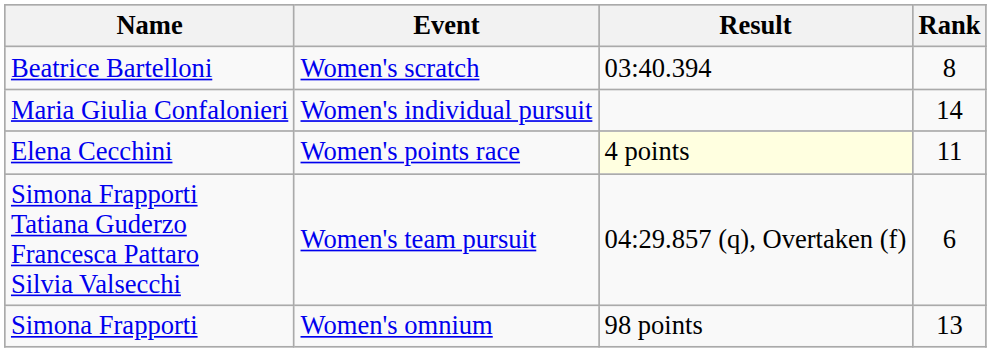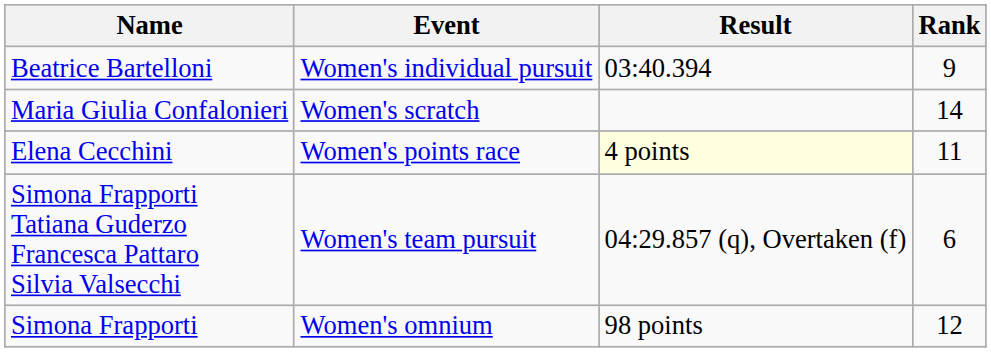(390, 67) Women's scratch -> (446, 67) Women's individual pursuit
(949, 67) 8 -> (949, 67) 9
(446, 109) Women's individual pursuit -> (390, 109) Women's scratch
(949, 325) 13 -> (949, 325) 12
